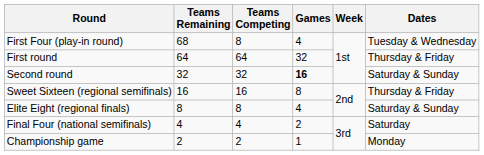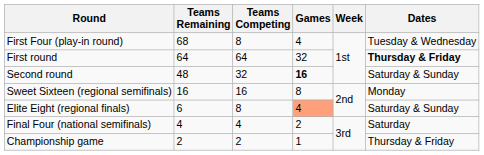(411, 58) normal -> (414, 58) bold
(182, 74) 32 -> (182, 74) 48
(411, 91) Thursday & Friday -> (387, 91) Monday
(179, 108) 8 -> (179, 108) 6
(298, 108) no background -> (298, 108) lightsalmon background
(387, 141) Monday -> (411, 141) Thursday & Friday
